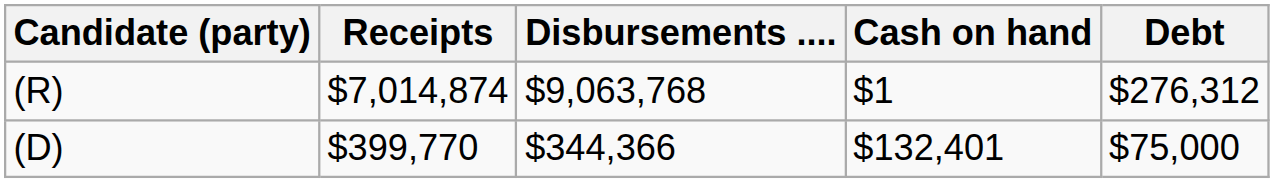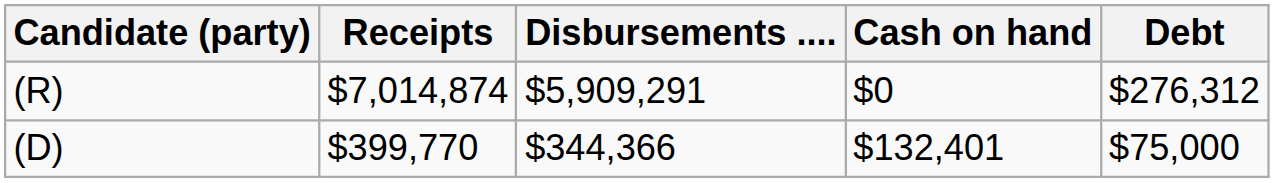(616, 90) $9,063,768 -> (616, 90) $5,909,291
(873, 90) $1 -> (873, 90) $0
